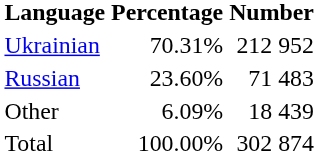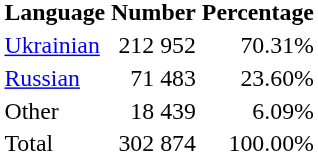columns swapped: (272, 12) <-> (167, 12)
